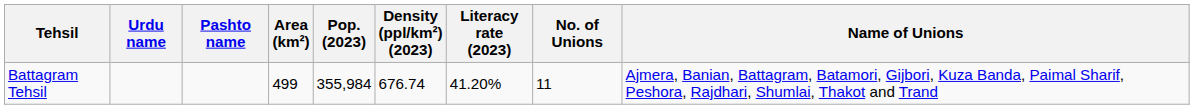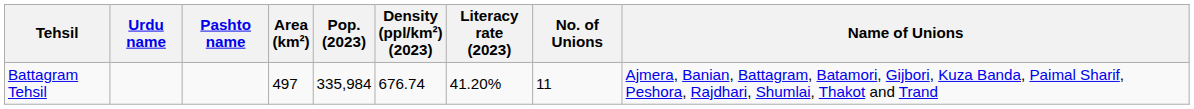(285, 83) 499 -> (285, 83) 497
(344, 83) 355,984 -> (344, 83) 335,984
